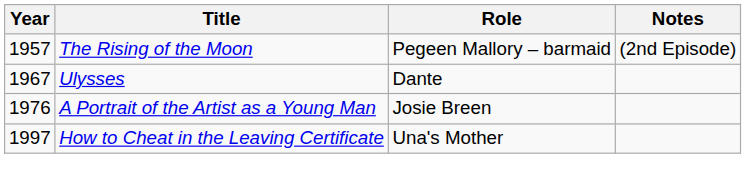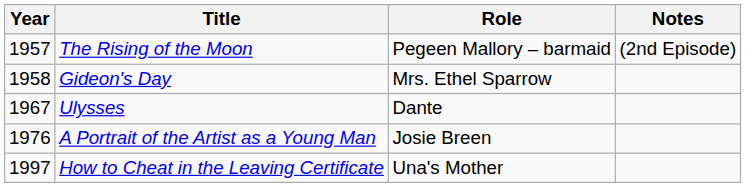+ row: (115, 78)
